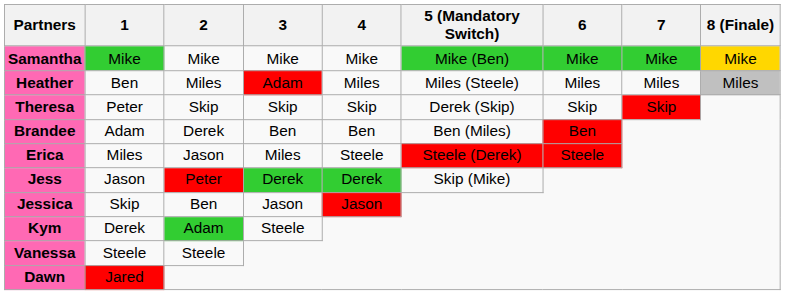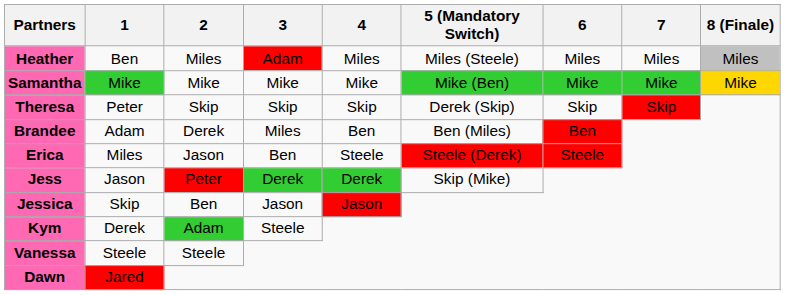rows swapped: (45, 58) <-> (45, 82)
(283, 131) Ben -> (283, 131) Miles
(283, 155) Miles -> (283, 155) Ben
